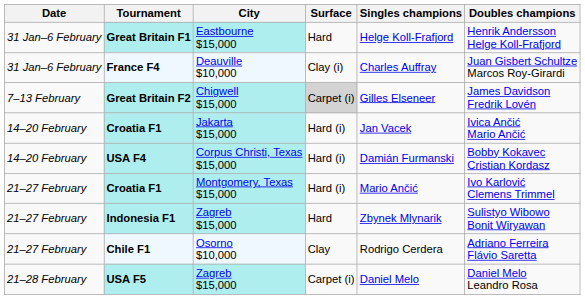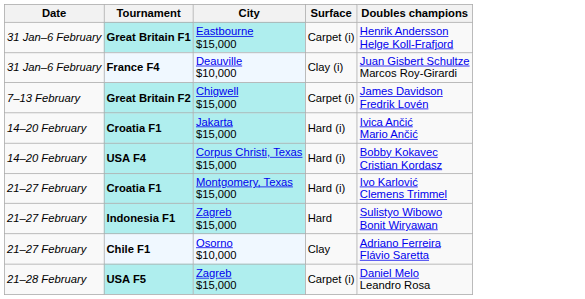- column: (411, 14)
(320, 38) Hard -> (331, 38) Carpet (i)
(331, 98) lightgrey background -> (331, 98) no background
